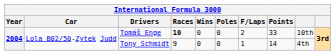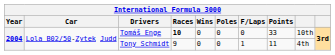(243, 33) 2 -> (243, 33) 0
(273, 44) 14 -> (273, 44) 11
